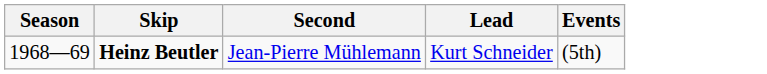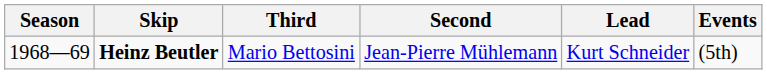+ column: (291, 20)
